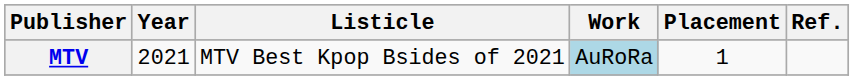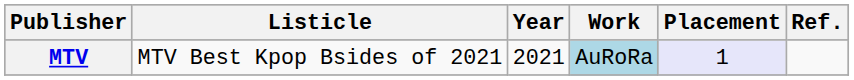columns swapped: (164, 23) <-> (382, 23)
(722, 58) no background -> (722, 58) lavender background
